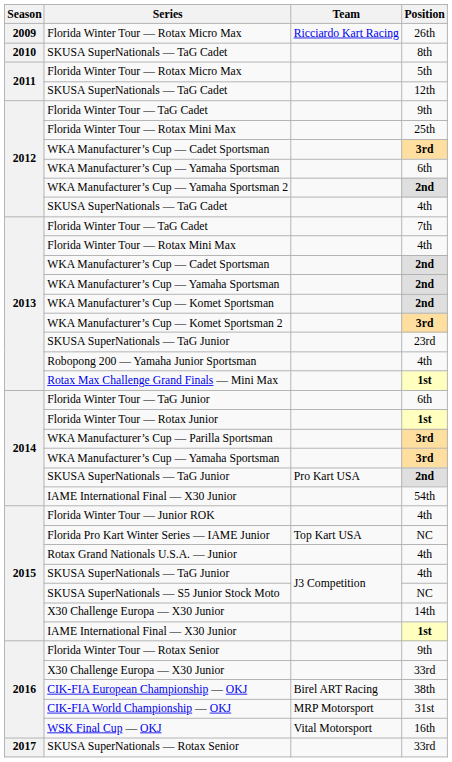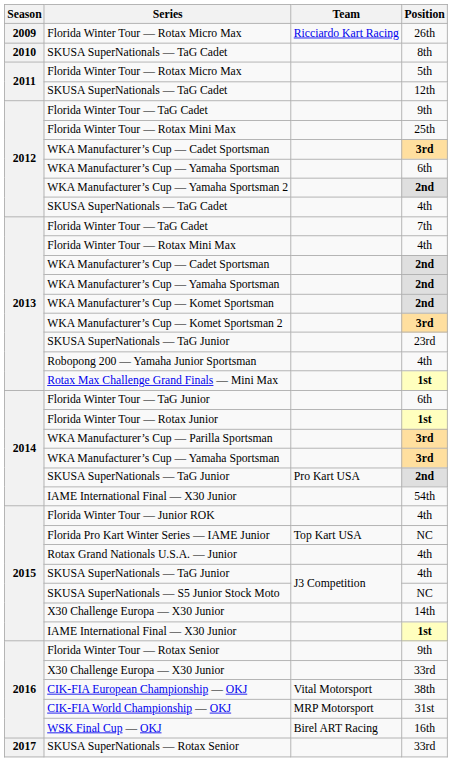(336, 689) Birel ART Racing -> (333, 689) Vital Motorsport
(333, 727) Vital Motorsport -> (336, 727) Birel ART Racing
